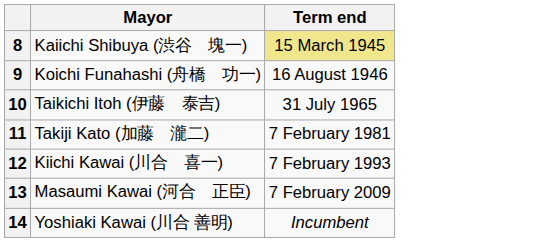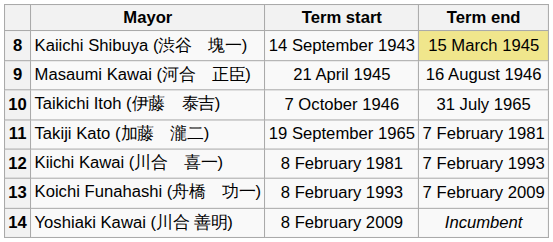+ column: (342, 17)
(148, 74) Koichi Funahashi (舟橋 功一) -> (143, 74) Masaumi Kawai (河合 正臣)
(143, 192) Masaumi Kawai (河合 正臣) -> (148, 192) Koichi Funahashi (舟橋 功一)
